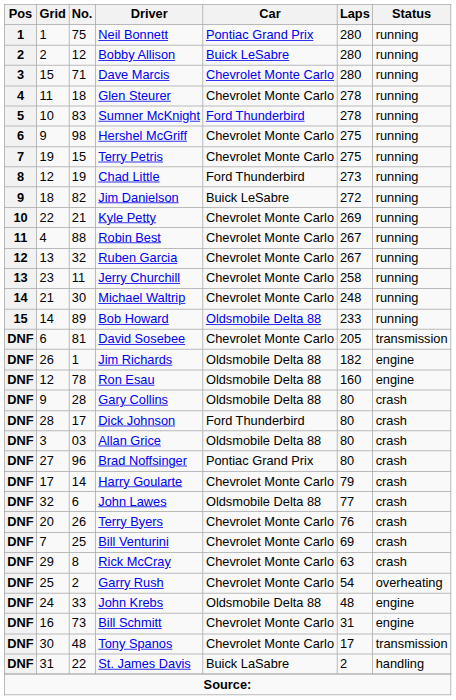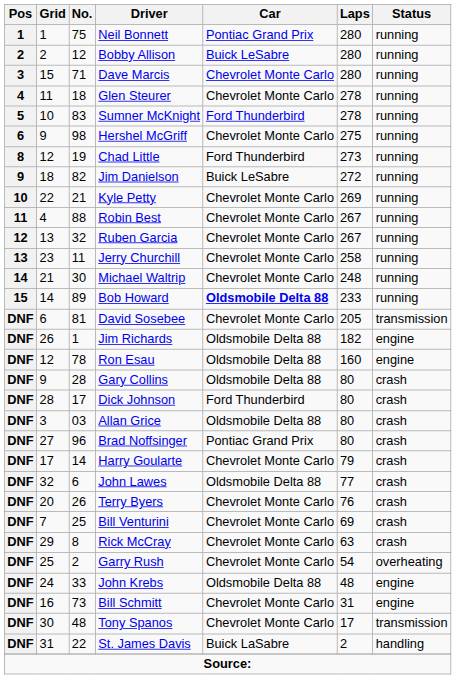- row: (131, 156)
(264, 319) normal -> (267, 298) bold
